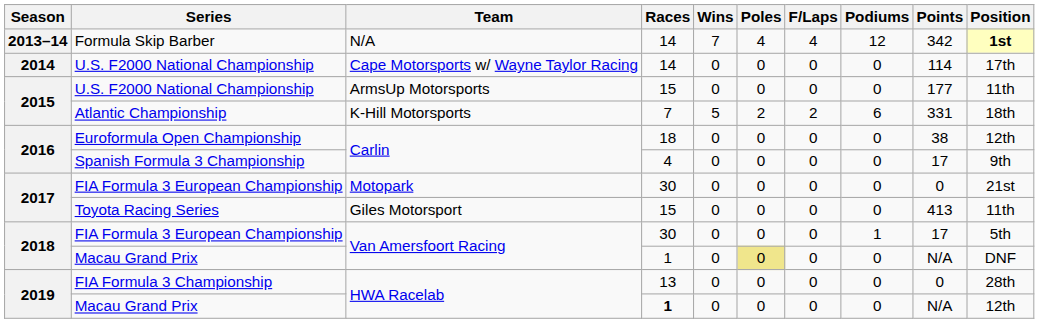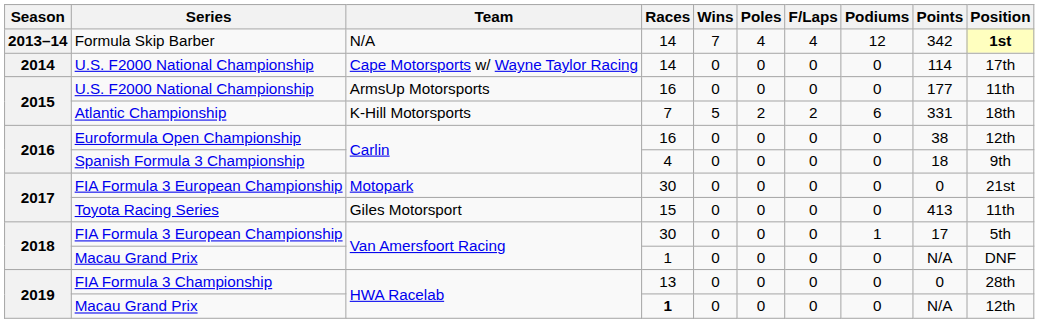(668, 89) 15 -> (668, 89) 16
(668, 138) 18 -> (668, 138) 16
(940, 162) 17 -> (940, 162) 18
(761, 258) khaki background -> (761, 258) no background
